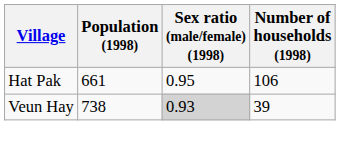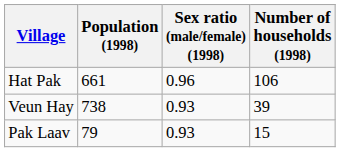(180, 80) 0.95 -> (180, 80) 0.96
(180, 106) lightgrey background -> (180, 106) no background
+ row: (39, 133)
